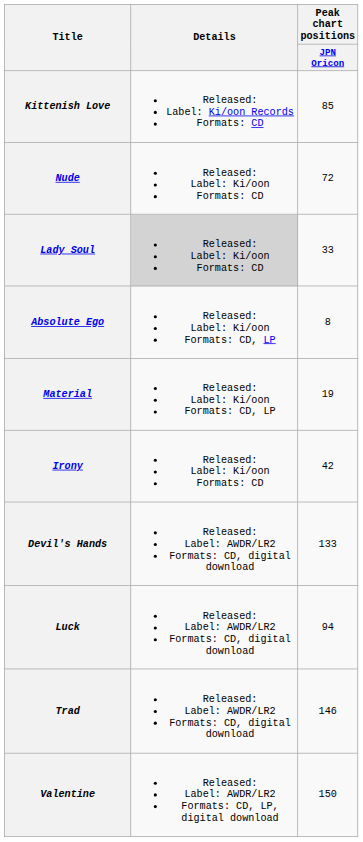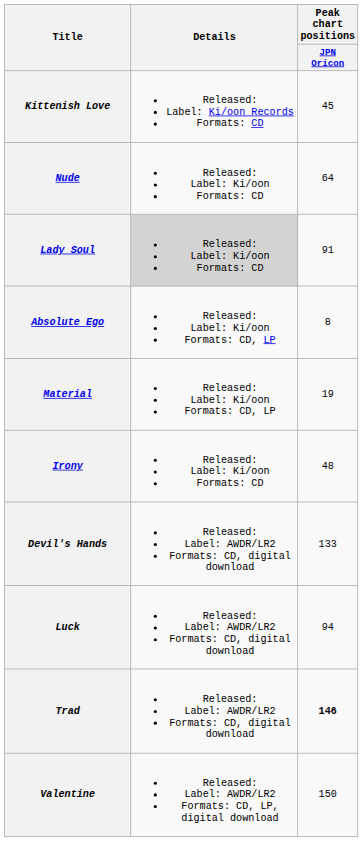(328, 107) 85 -> (328, 107) 45
(328, 178) 72 -> (328, 178) 64
(328, 250) 33 -> (328, 250) 91
(328, 466) 42 -> (328, 466) 48
(328, 711) normal -> (328, 711) bold
